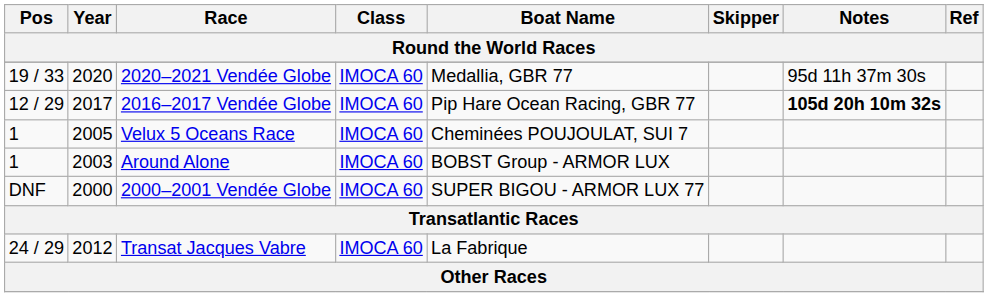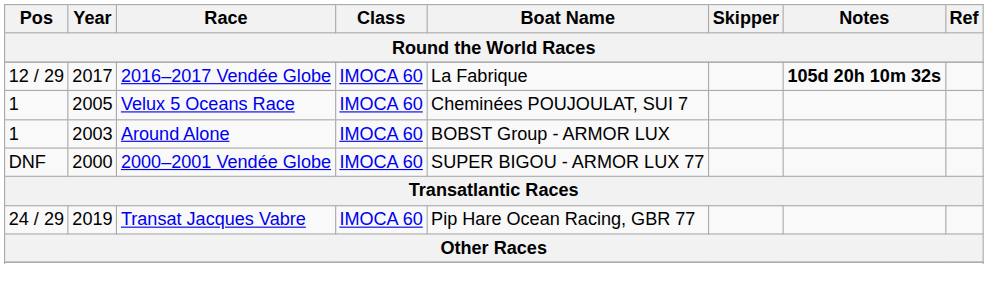- row: (226, 76)
(563, 104) Pip Hare Ocean Racing, GBR 77 -> (479, 76) La Fabrique
(92, 248) 2012 -> (92, 219) 2019
(479, 248) La Fabrique -> (563, 219) Pip Hare Ocean Racing, GBR 77
